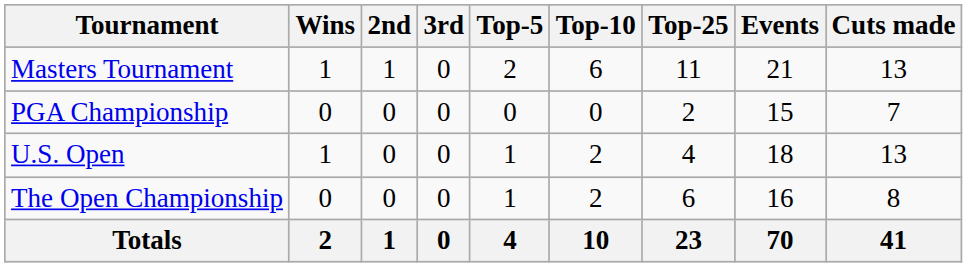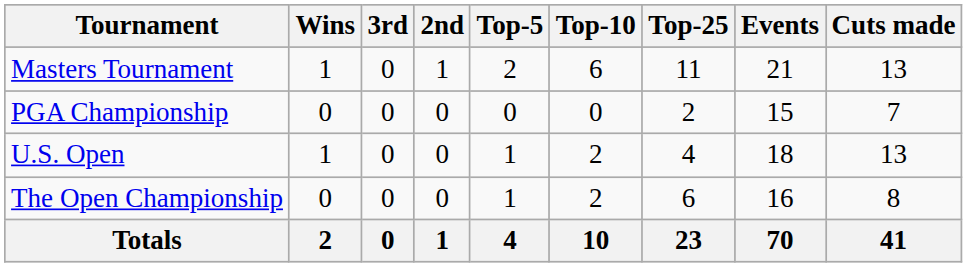columns swapped: (389, 25) <-> (444, 25)
